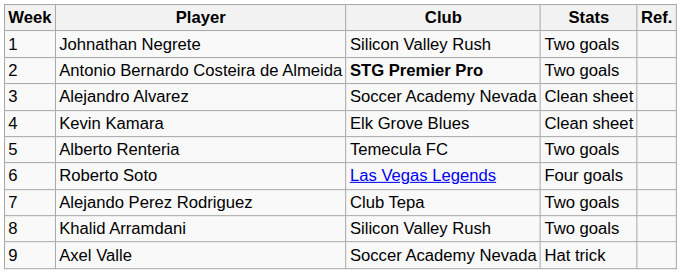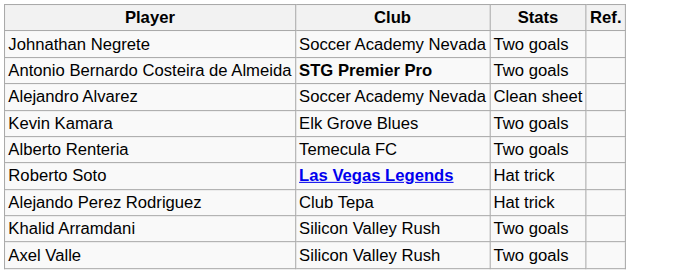- column: (30, 17)
(421, 44) Silicon Valley Rush -> (393, 44) Soccer Academy Nevada
(589, 123) Clean sheet -> (531, 123) Two goals
(423, 176) normal -> (376, 176) bold
(584, 176) Four goals -> (524, 176) Hat trick
(582, 202) Two goals -> (524, 202) Hat trick
(443, 255) Soccer Academy Nevada -> (370, 255) Silicon Valley Rush
(575, 255) Hat trick -> (531, 255) Two goals
